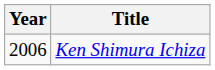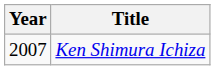(28, 49) 2006 -> (28, 49) 2007
